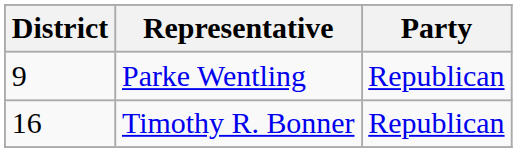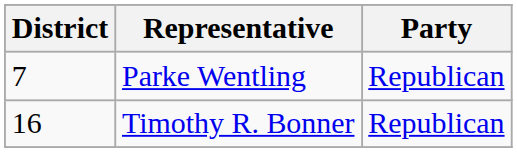(19, 75) 9 -> (19, 75) 7
